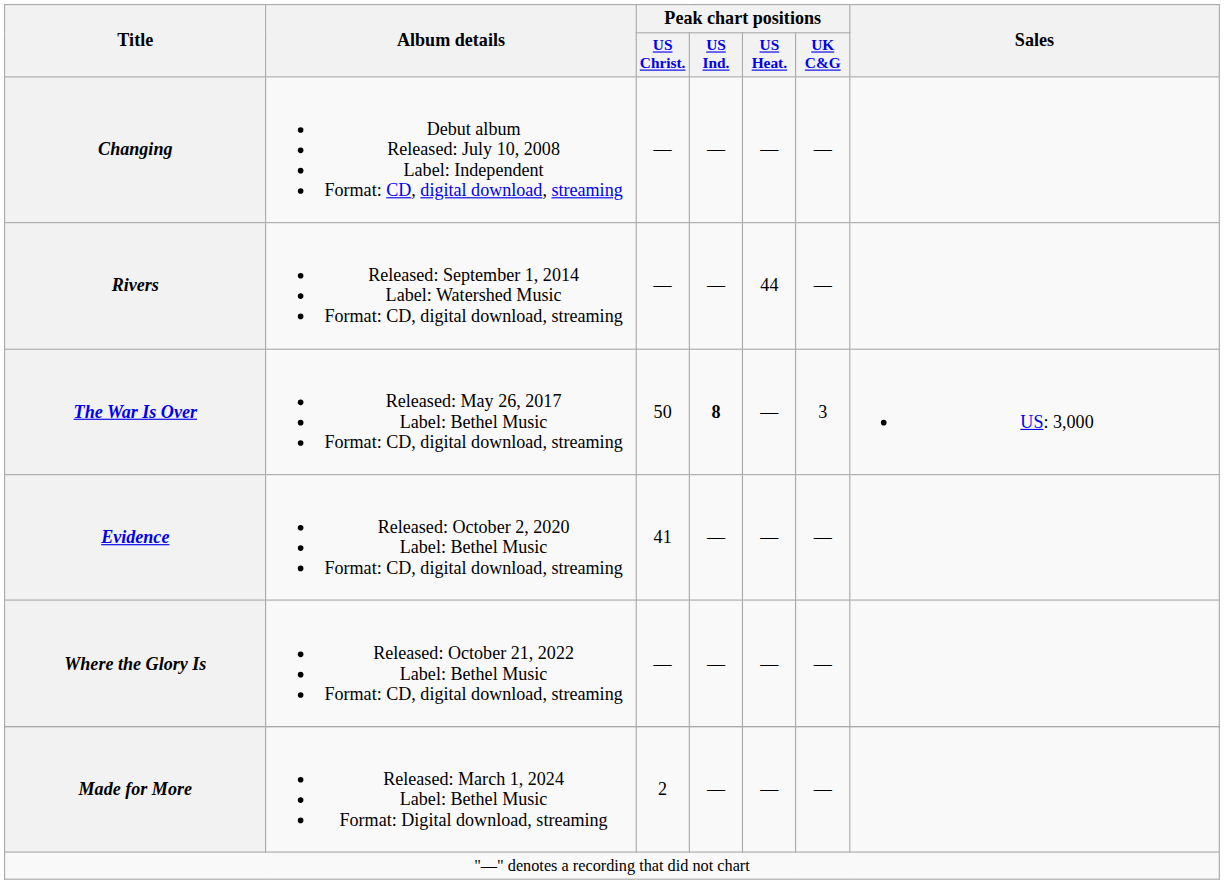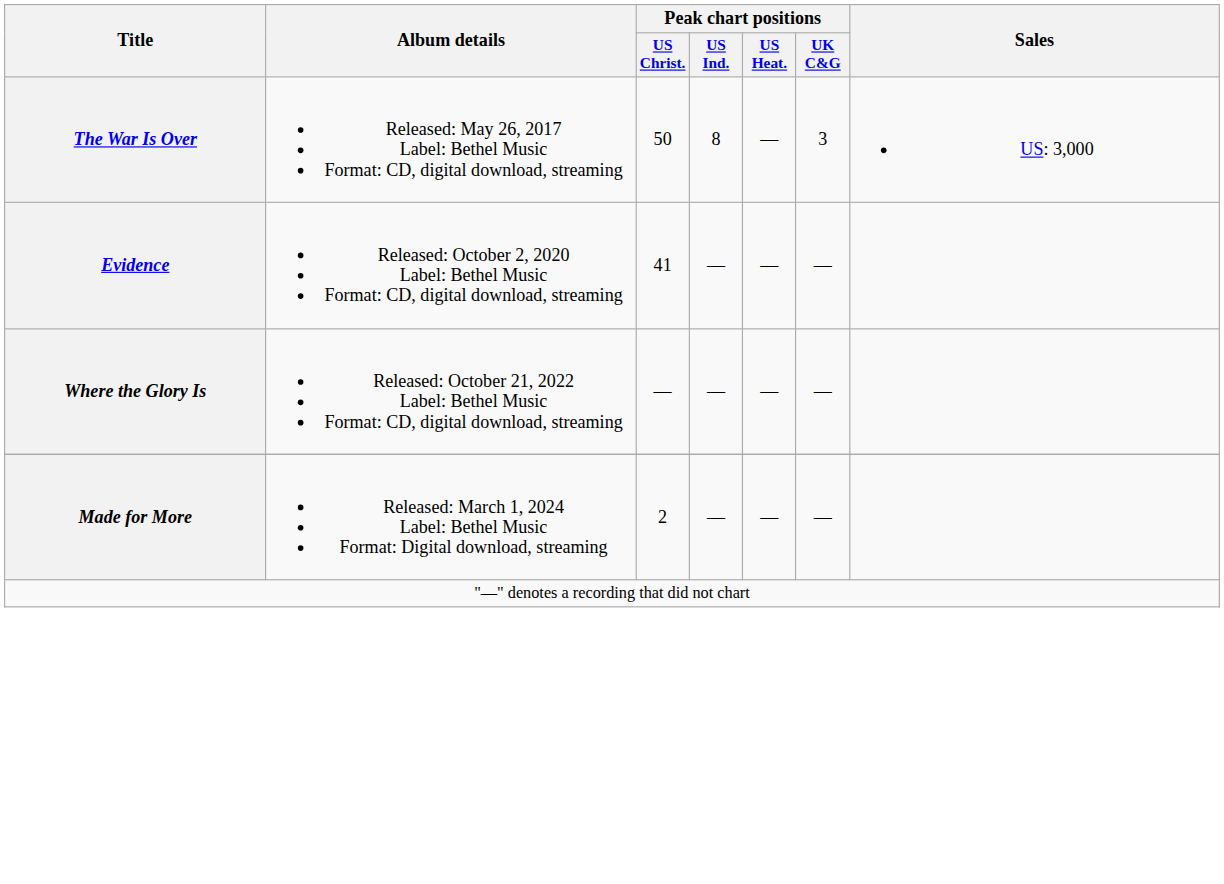- row: (135, 149)
- row: (135, 285)
(716, 411) bold -> (716, 139) normal
